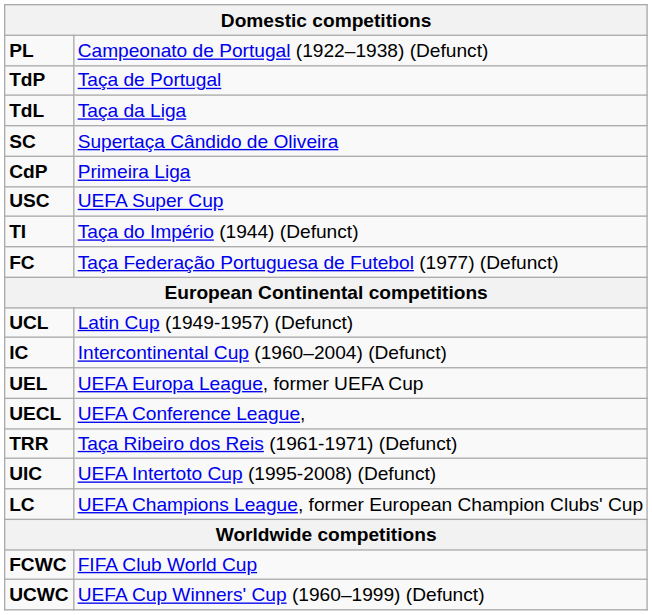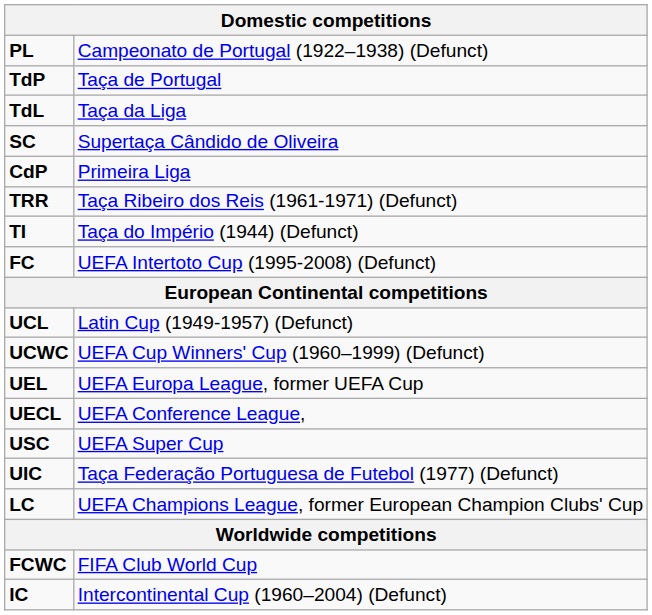rows swapped: (29, 444) <-> (29, 202)
(318, 262) Taça Federação Portuguesa de Futebol (1977) (Defunct) -> (257, 262) UEFA Intertoto Cup (1995-2008) (Defunct)
rows swapped: (39, 595) <-> (19, 353)
(257, 474) UEFA Intertoto Cup (1995-2008) (Defunct) -> (318, 474) Taça Federação Portuguesa de Futebol (1977) (Defunct)
